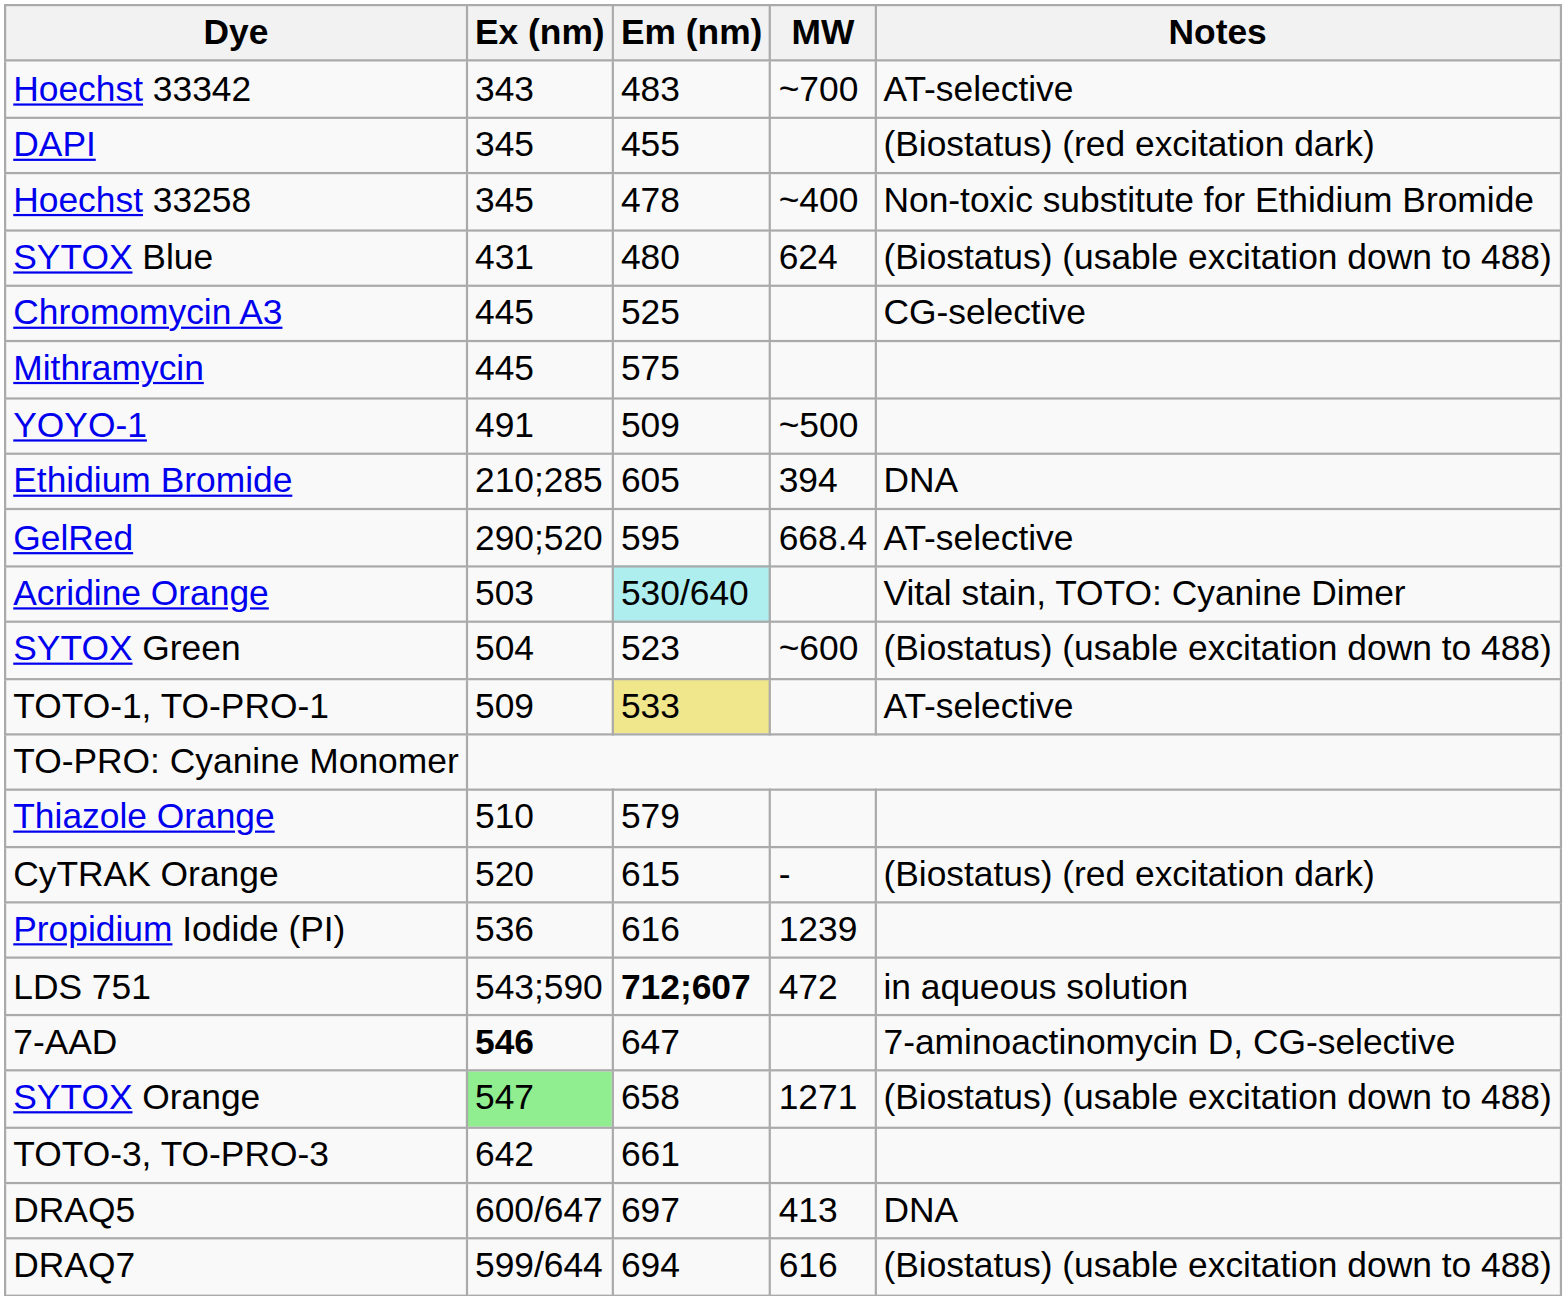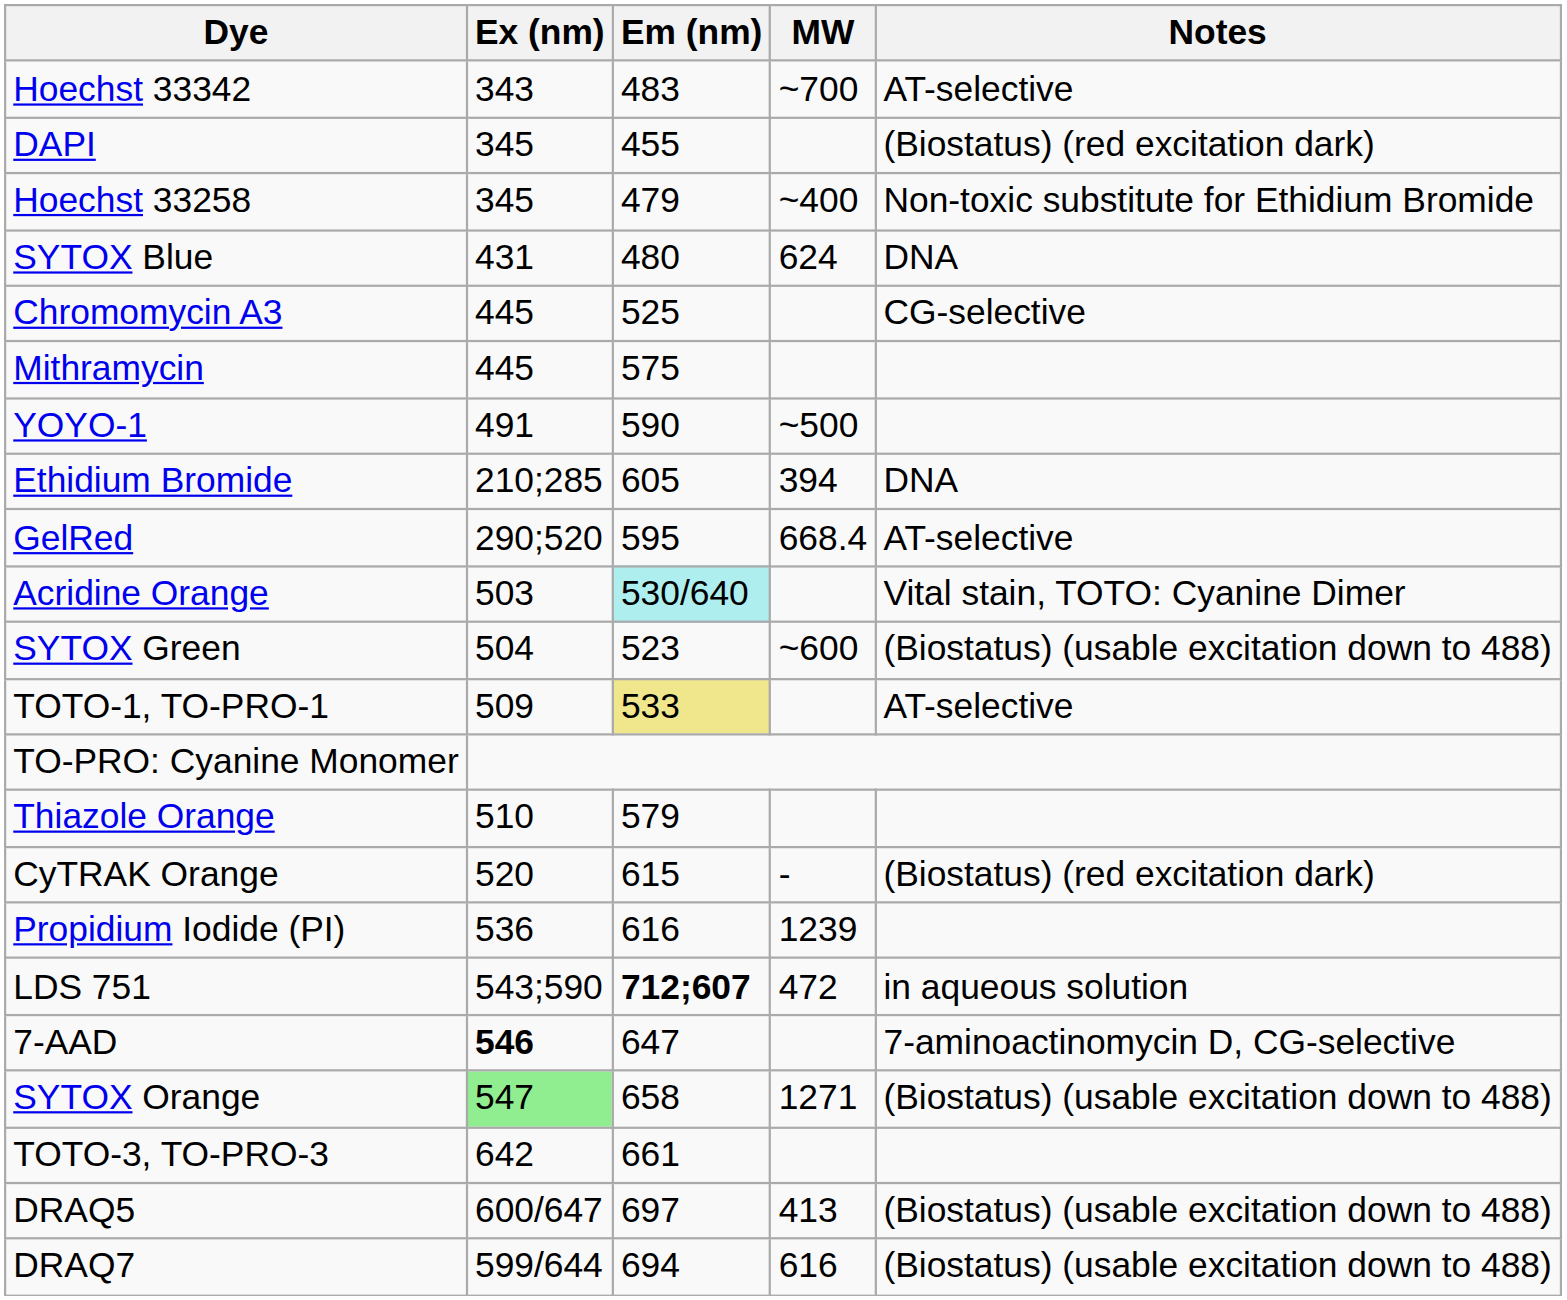(650, 200) 478 -> (650, 200) 479
(1218, 256) (Biostatus) (usable excitation down to 488) -> (921, 256) DNA
(650, 425) 509 -> (650, 425) 590
(921, 1210) DNA -> (1218, 1210) (Biostatus) (usable excitation down to 488)
